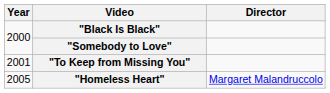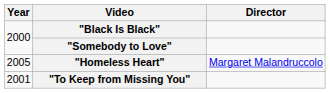rows swapped: (120, 63) <-> (120, 79)
